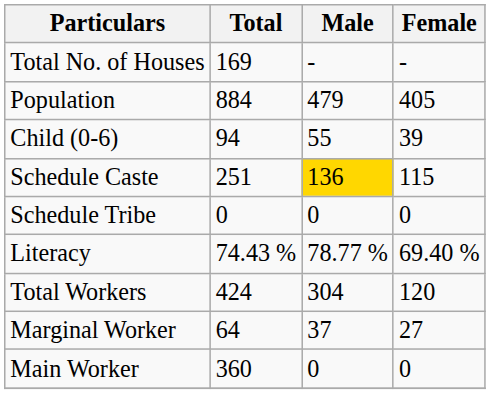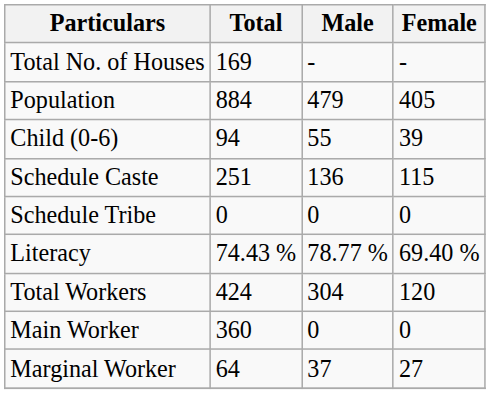(325, 176) gold background -> (325, 176) no background
rows swapped: (75, 368) <-> (93, 330)
